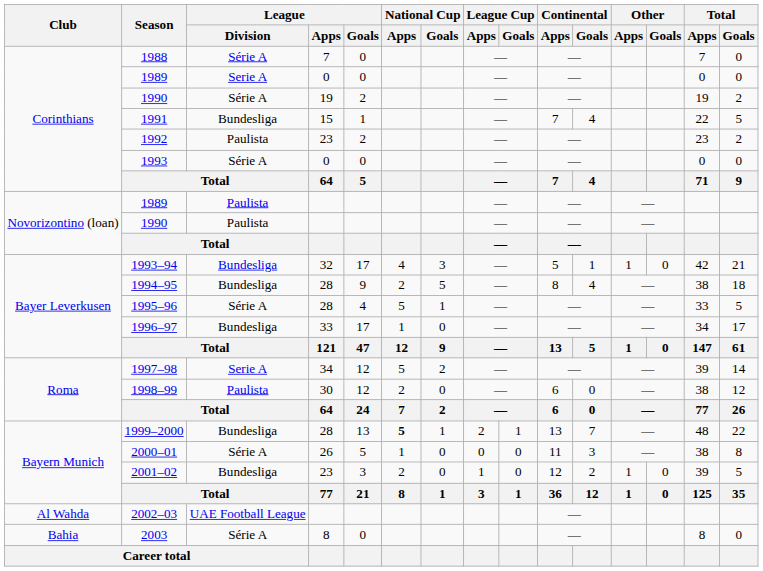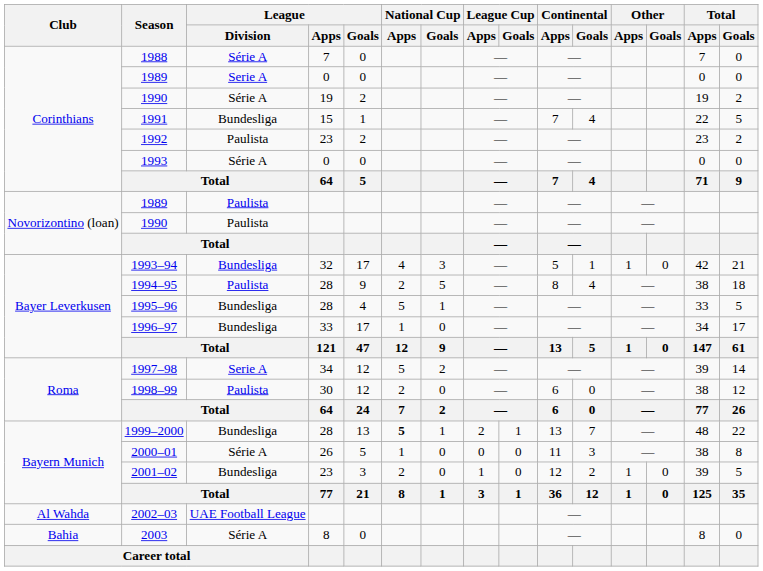(248, 285) Bundesliga -> (248, 285) Paulista
(248, 306) Série A -> (248, 306) Bundesliga
